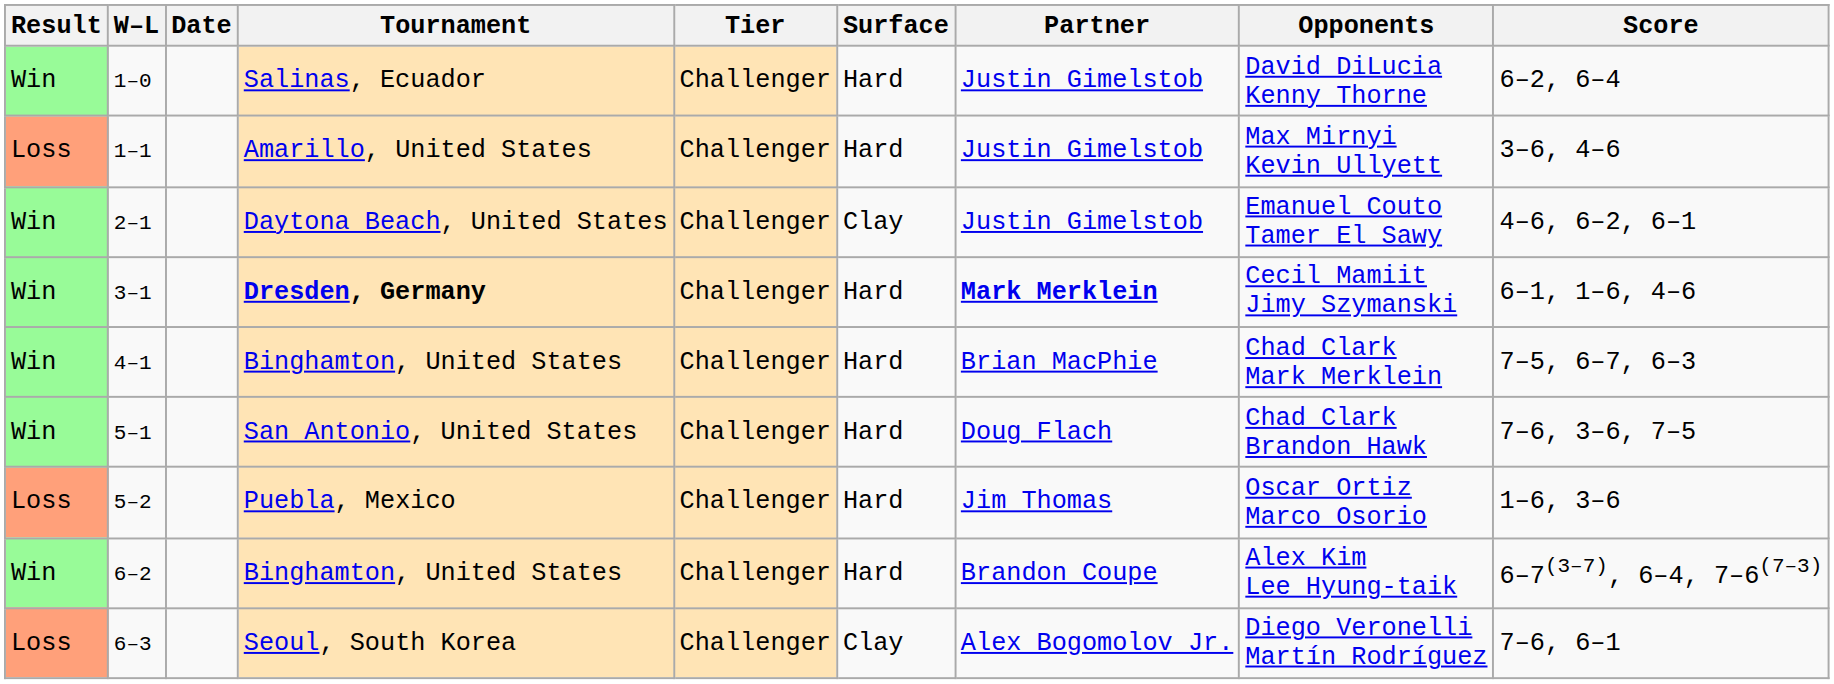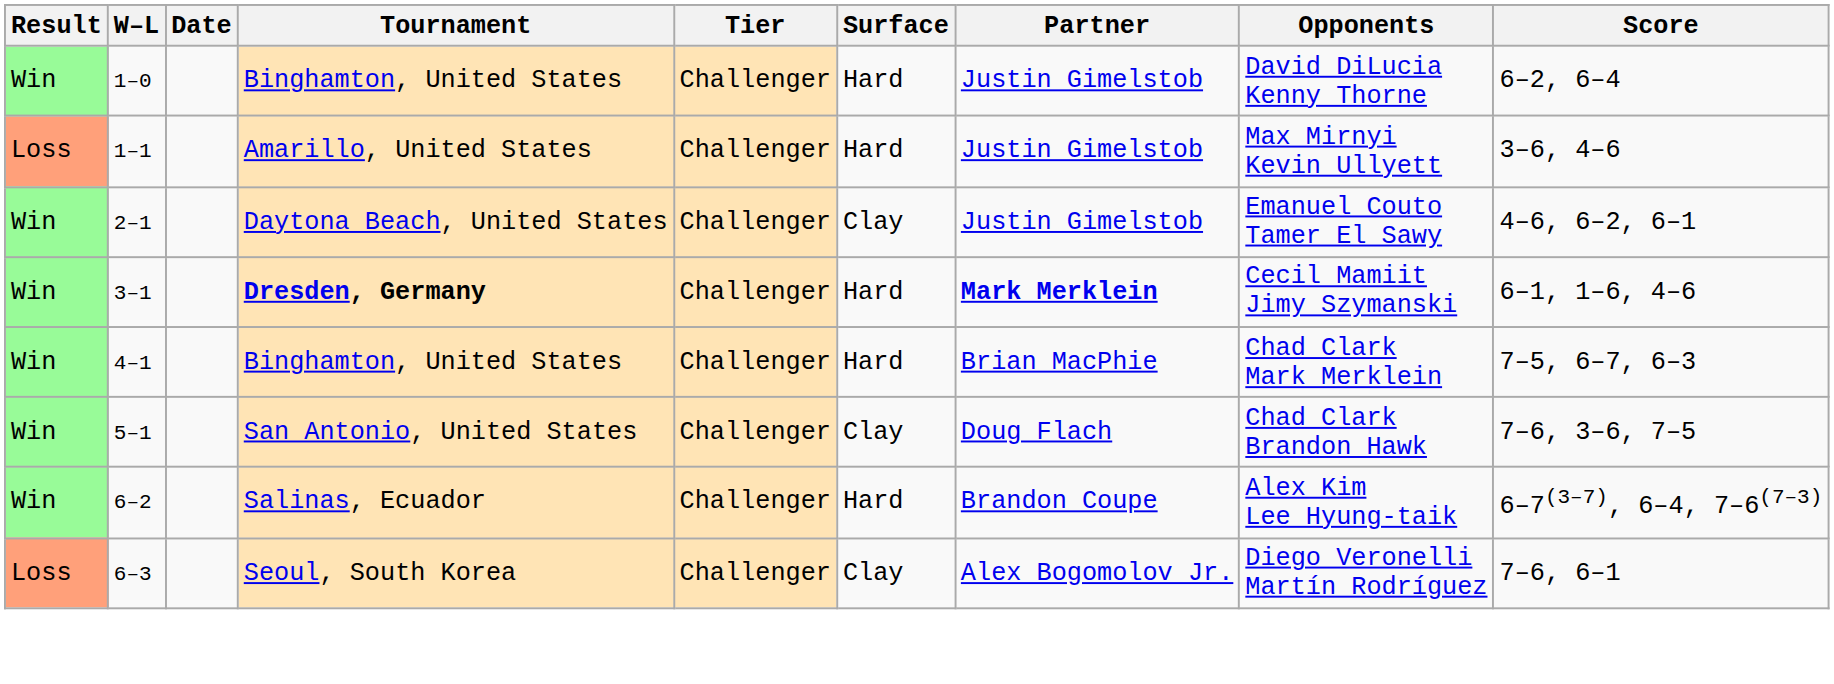(365, 81) Salinas, Ecuador -> (433, 81) Binghamton, United States
(873, 432) Hard -> (873, 432) Clay
- row: (133, 503)
(433, 573) Binghamton, United States -> (365, 502) Salinas, Ecuador
